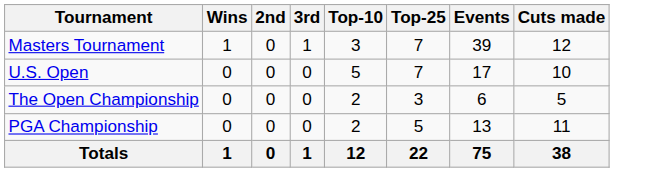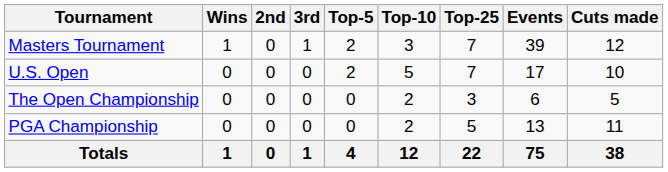+ column: (351, 18)
